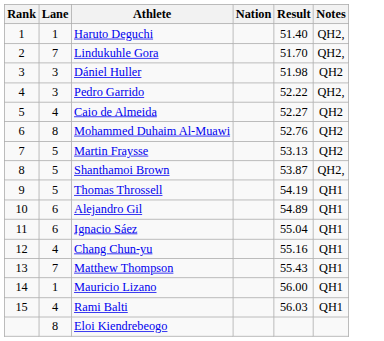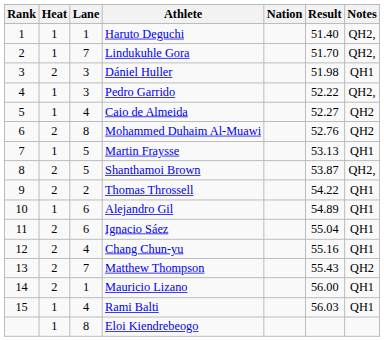+ column: (54, 14)
(331, 72) QH2 -> (362, 72) QH1
(331, 151) QH2 -> (362, 151) QH1
(55, 190) 5 -> (86, 190) 2
(294, 190) 54.19 -> (325, 190) 54.22
(331, 268) QH1 -> (362, 268) QH2
